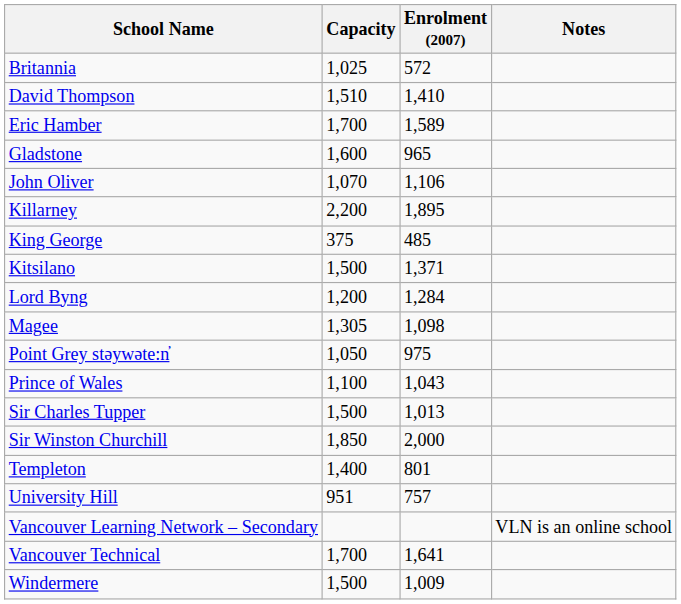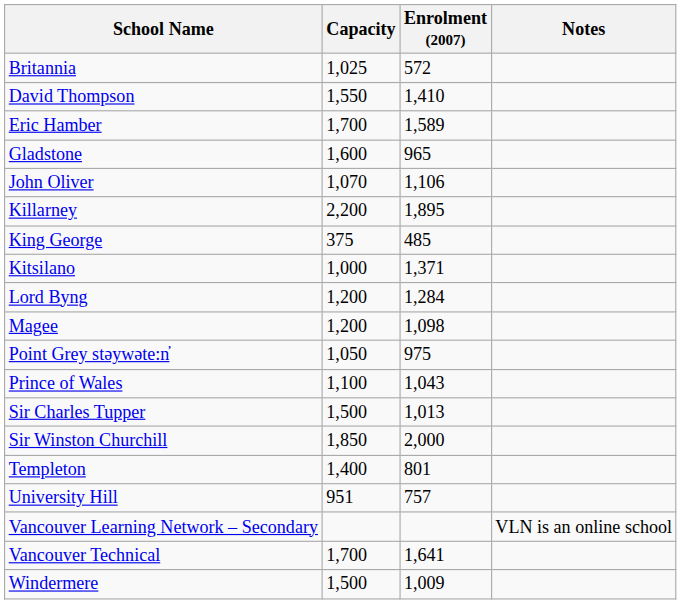(347, 96) 1,510 -> (347, 96) 1,550
(347, 268) 1,500 -> (347, 268) 1,000
(347, 325) 1,305 -> (347, 325) 1,200
